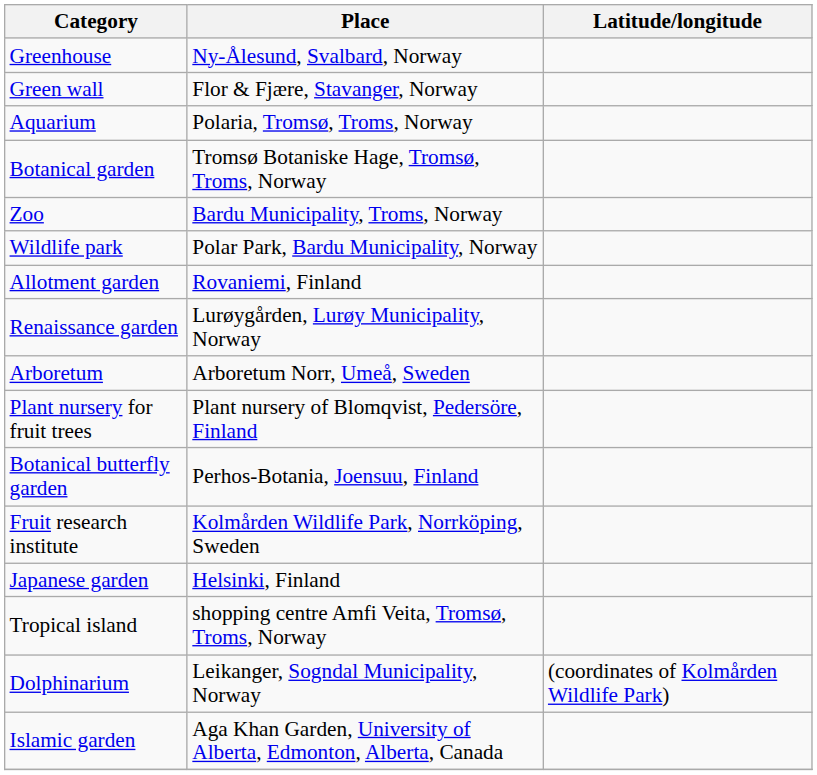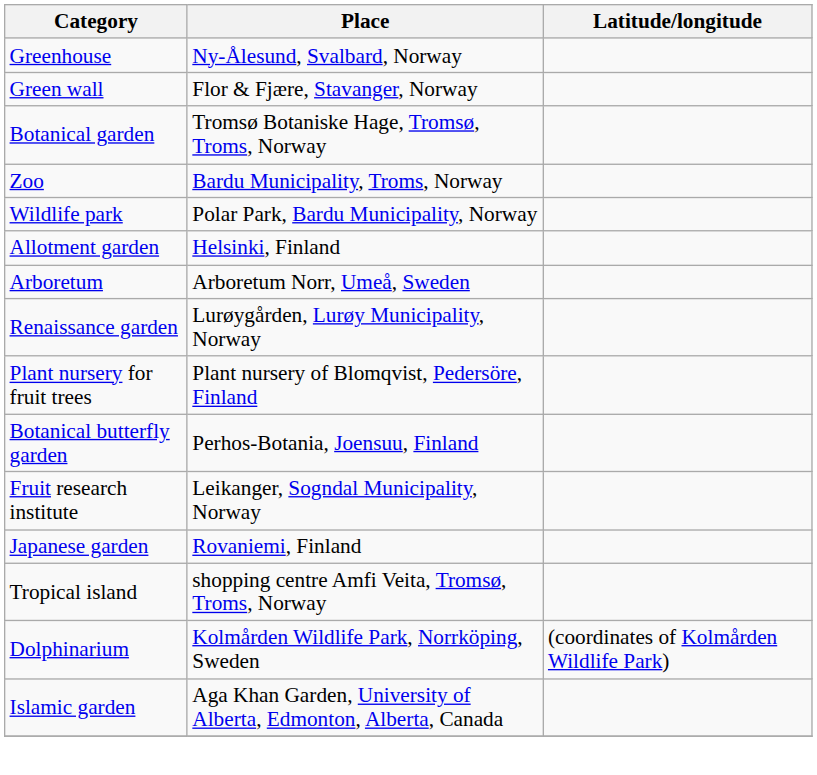- row: (53, 122)
(277, 281) Rovaniemi, Finland -> (266, 247) Helsinki, Finland
rows swapped: (94, 327) <-> (56, 372)
(357, 534) Kolmården Wildlife Park, Norrköping, Sweden -> (335, 500) Leikanger, Sogndal Municipality, Norway
(266, 579) Helsinki, Finland -> (277, 546) Rovaniemi, Finland
(335, 683) Leikanger, Sogndal Municipality, Norway -> (357, 649) Kolmården Wildlife Park, Norrköping, Sweden
